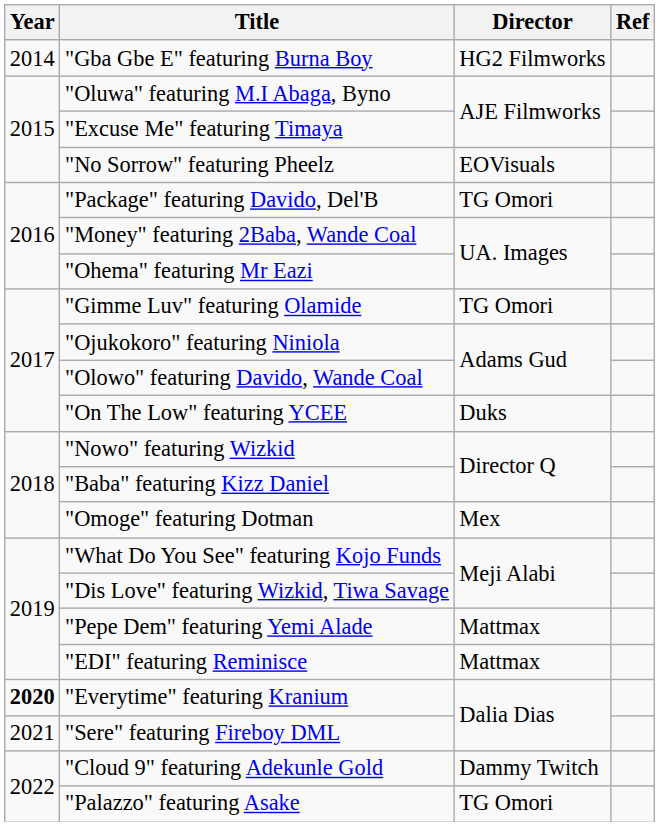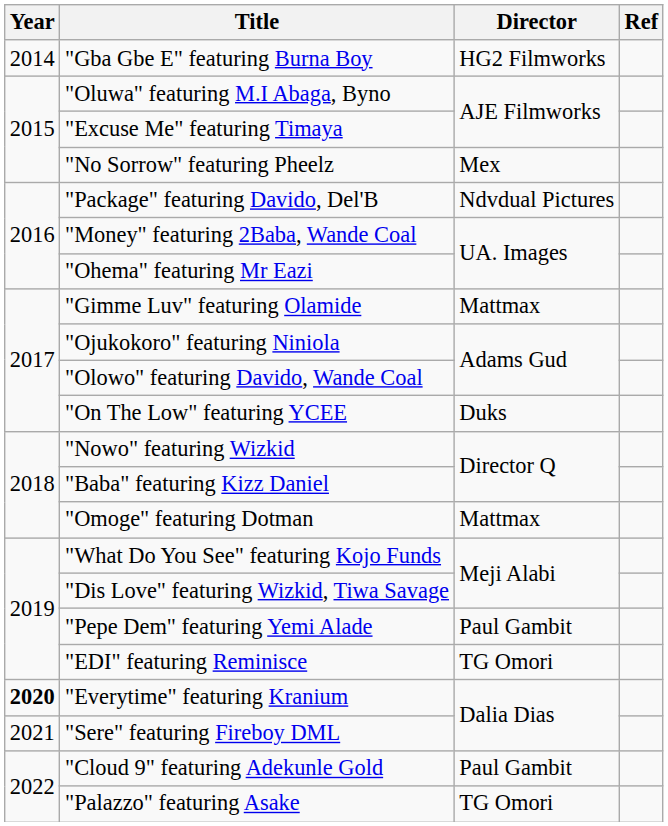(507, 164) EOVisuals -> (480, 164) Mex
(506, 199) TG Omori -> (537, 199) Ndvdual Pictures
(506, 306) TG Omori -> (500, 306) Mattmax
(480, 519) Mex -> (500, 519) Mattmax
(500, 626) Mattmax -> (516, 626) Paul Gambit
(500, 661) Mattmax -> (506, 661) TG Omori
(529, 768) Dammy Twitch -> (516, 768) Paul Gambit
